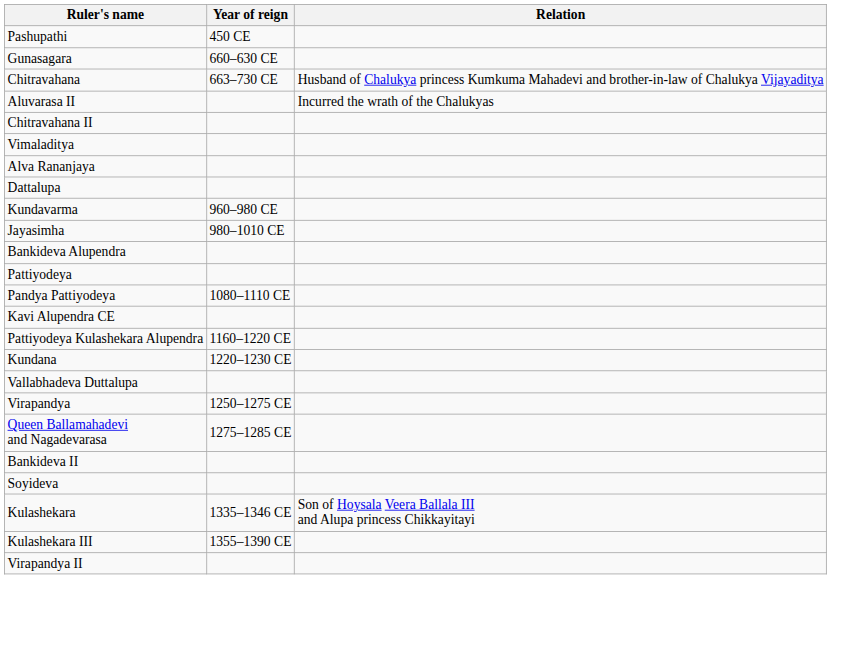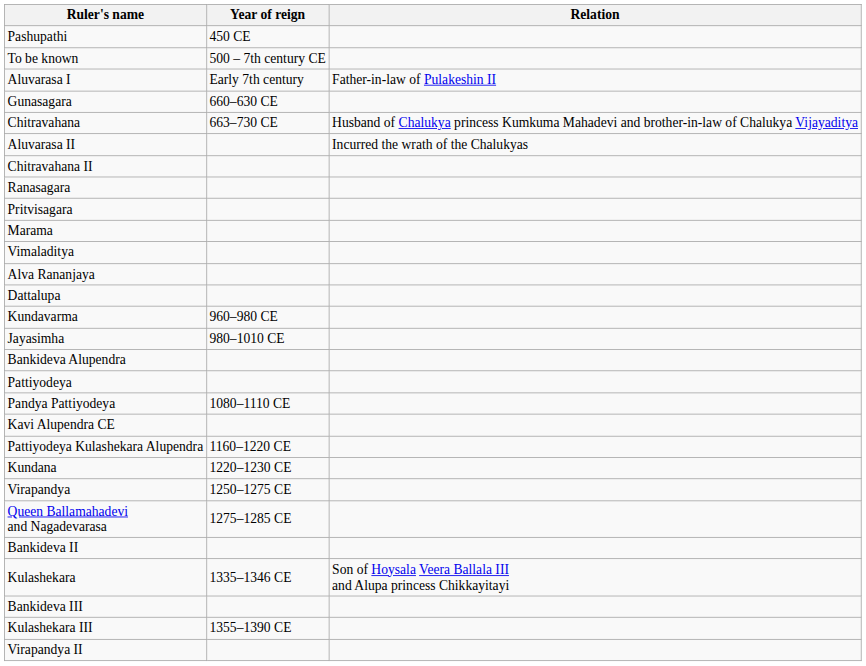+ row: (43, 58)
+ row: (39, 79)
+ row: (39, 187)
+ row: (40, 209)
+ row: (30, 230)
- row: (73, 381)
- row: (33, 483)
+ row: (45, 606)
